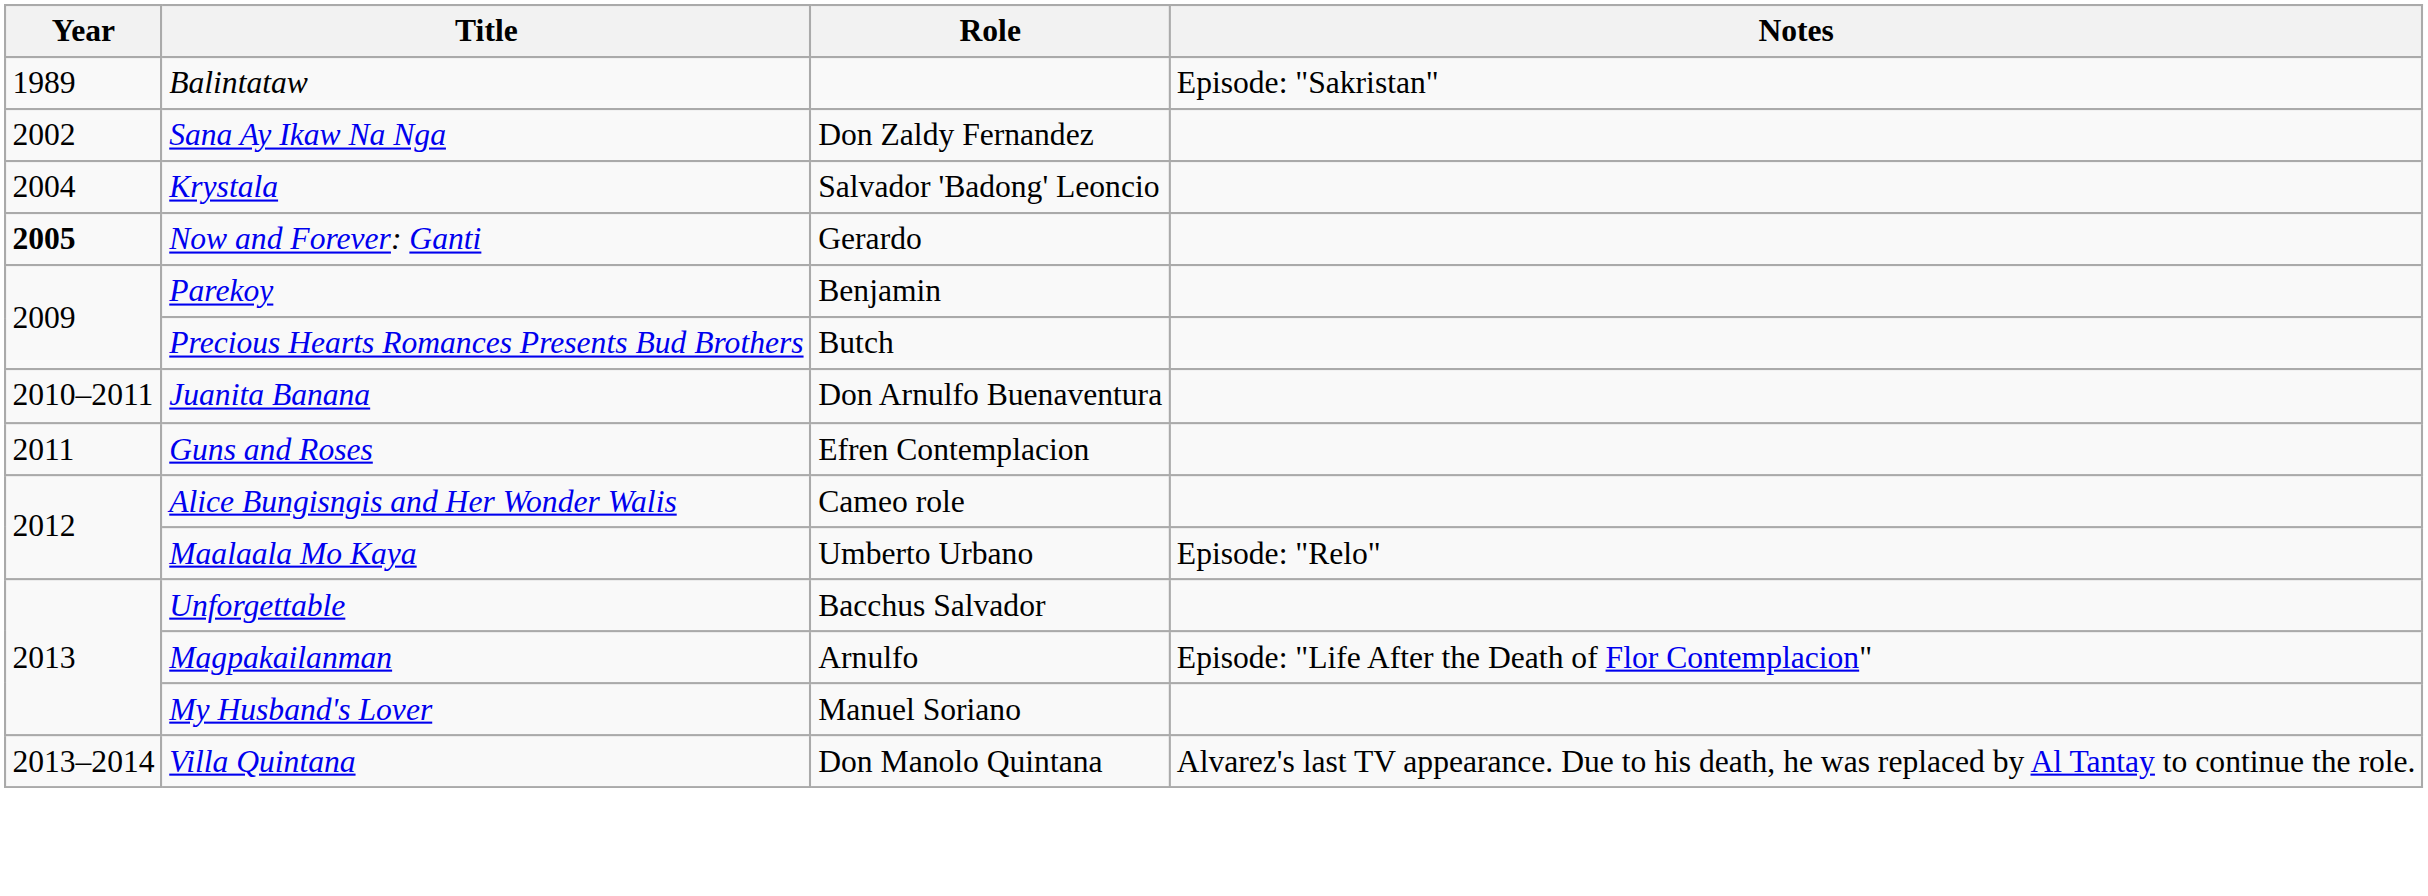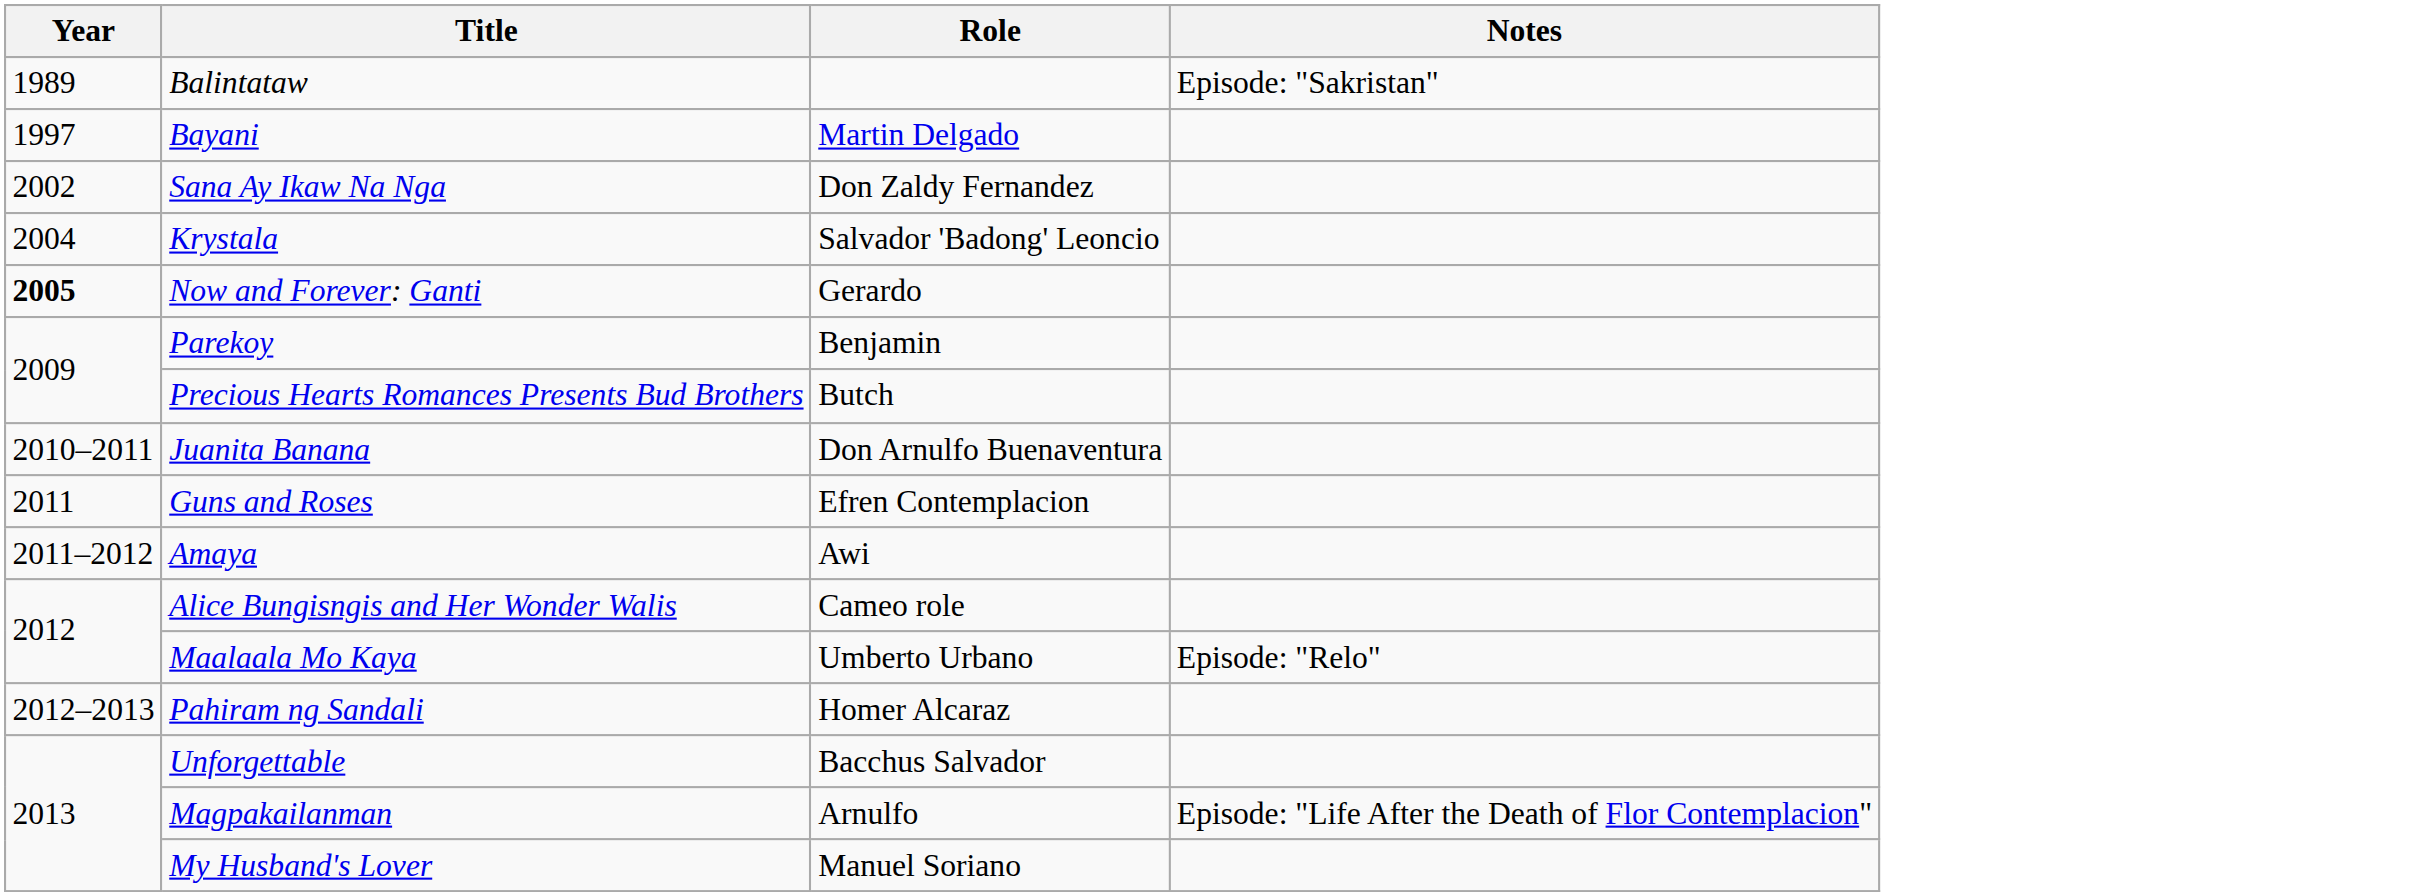+ row: (214, 135)
+ row: (213, 552)
+ row: (296, 708)
- row: (262, 760)
